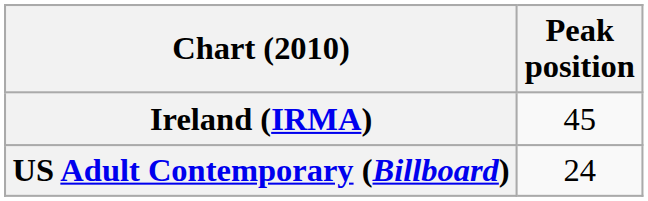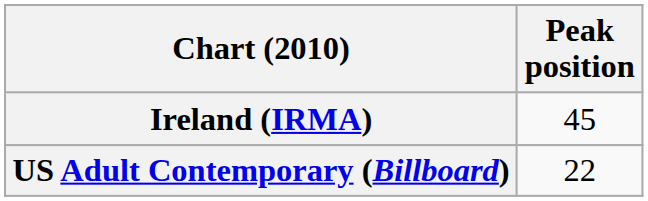(580, 169) 24 -> (580, 169) 22
